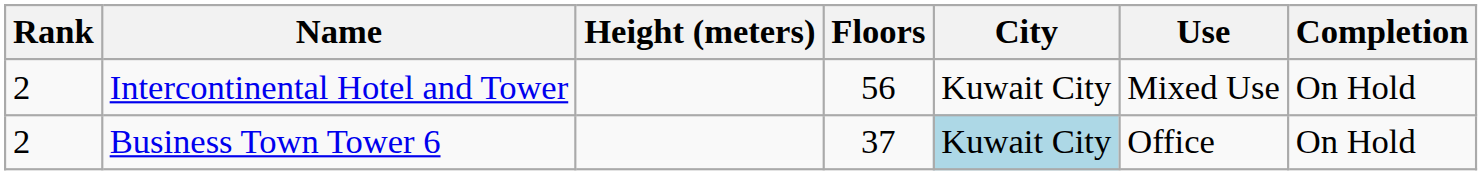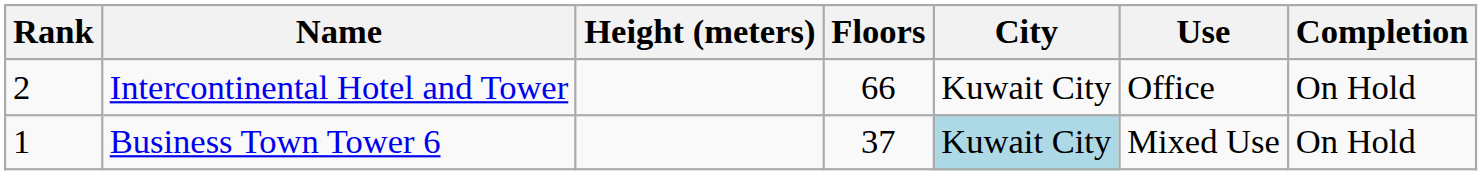(878, 86) 56 -> (878, 86) 66
(1204, 86) Mixed Use -> (1171, 86) Office
(22, 141) 2 -> (22, 141) 1
(1171, 141) Office -> (1204, 141) Mixed Use
